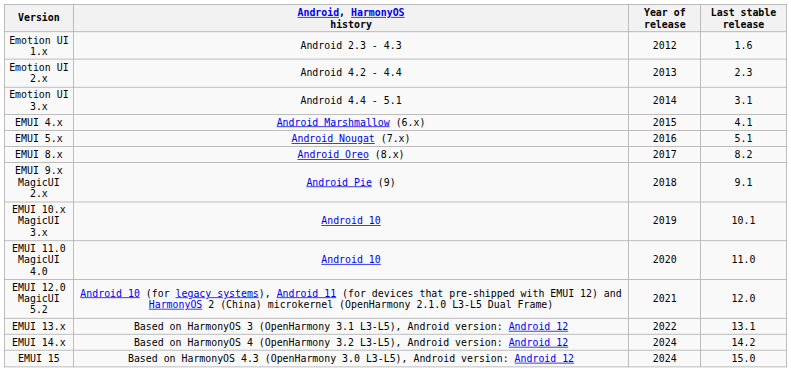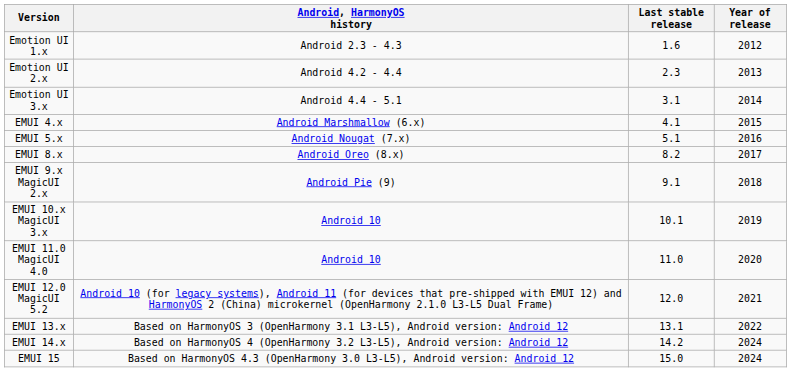columns swapped: (665, 18) <-> (744, 18)
